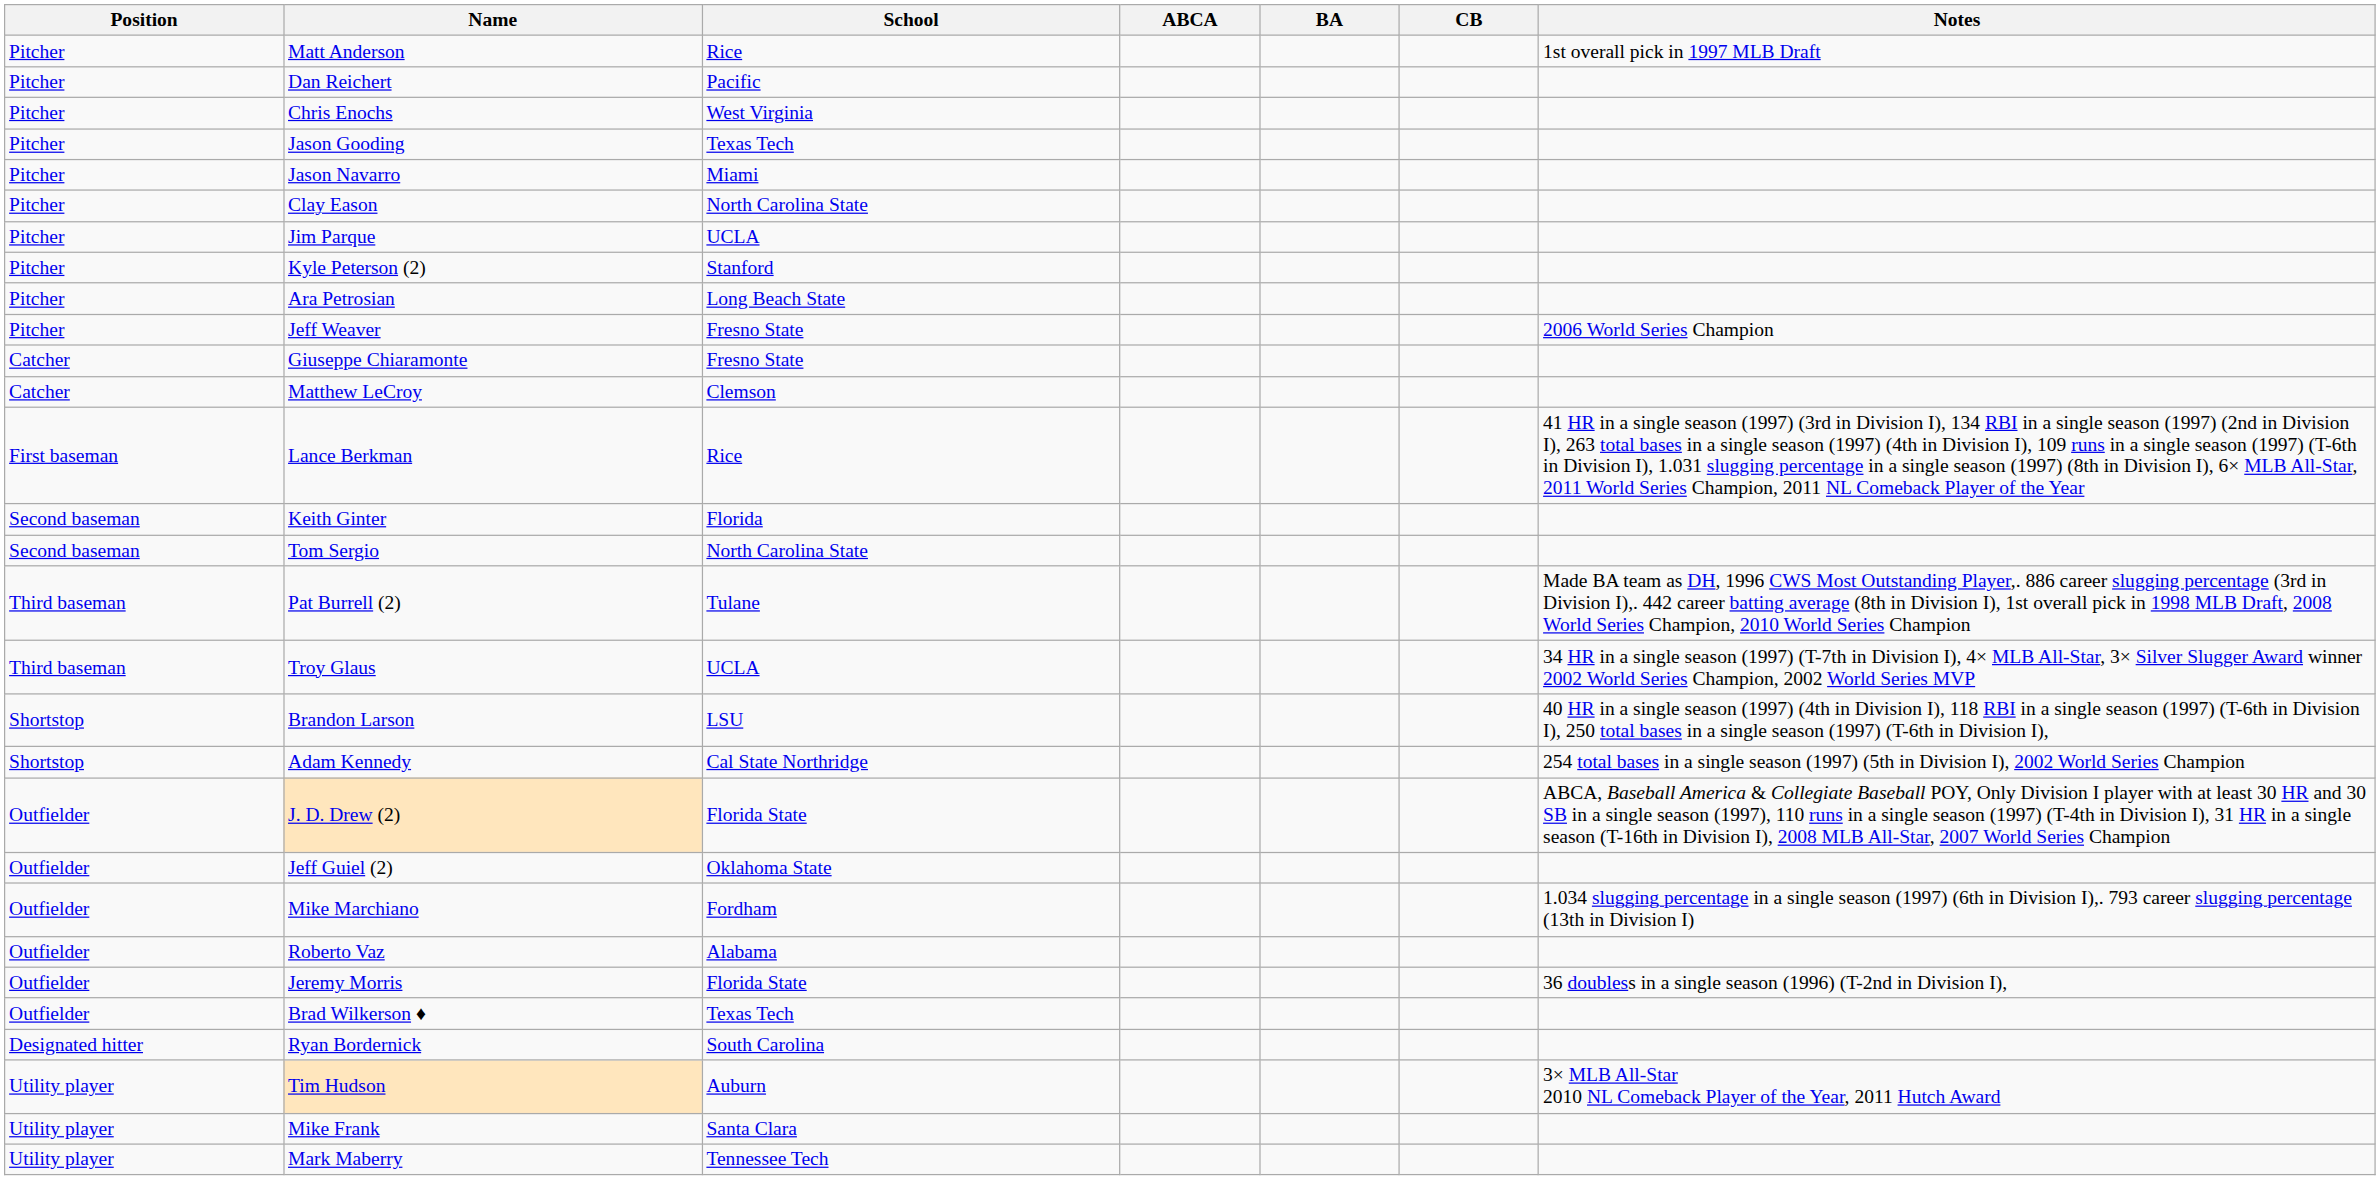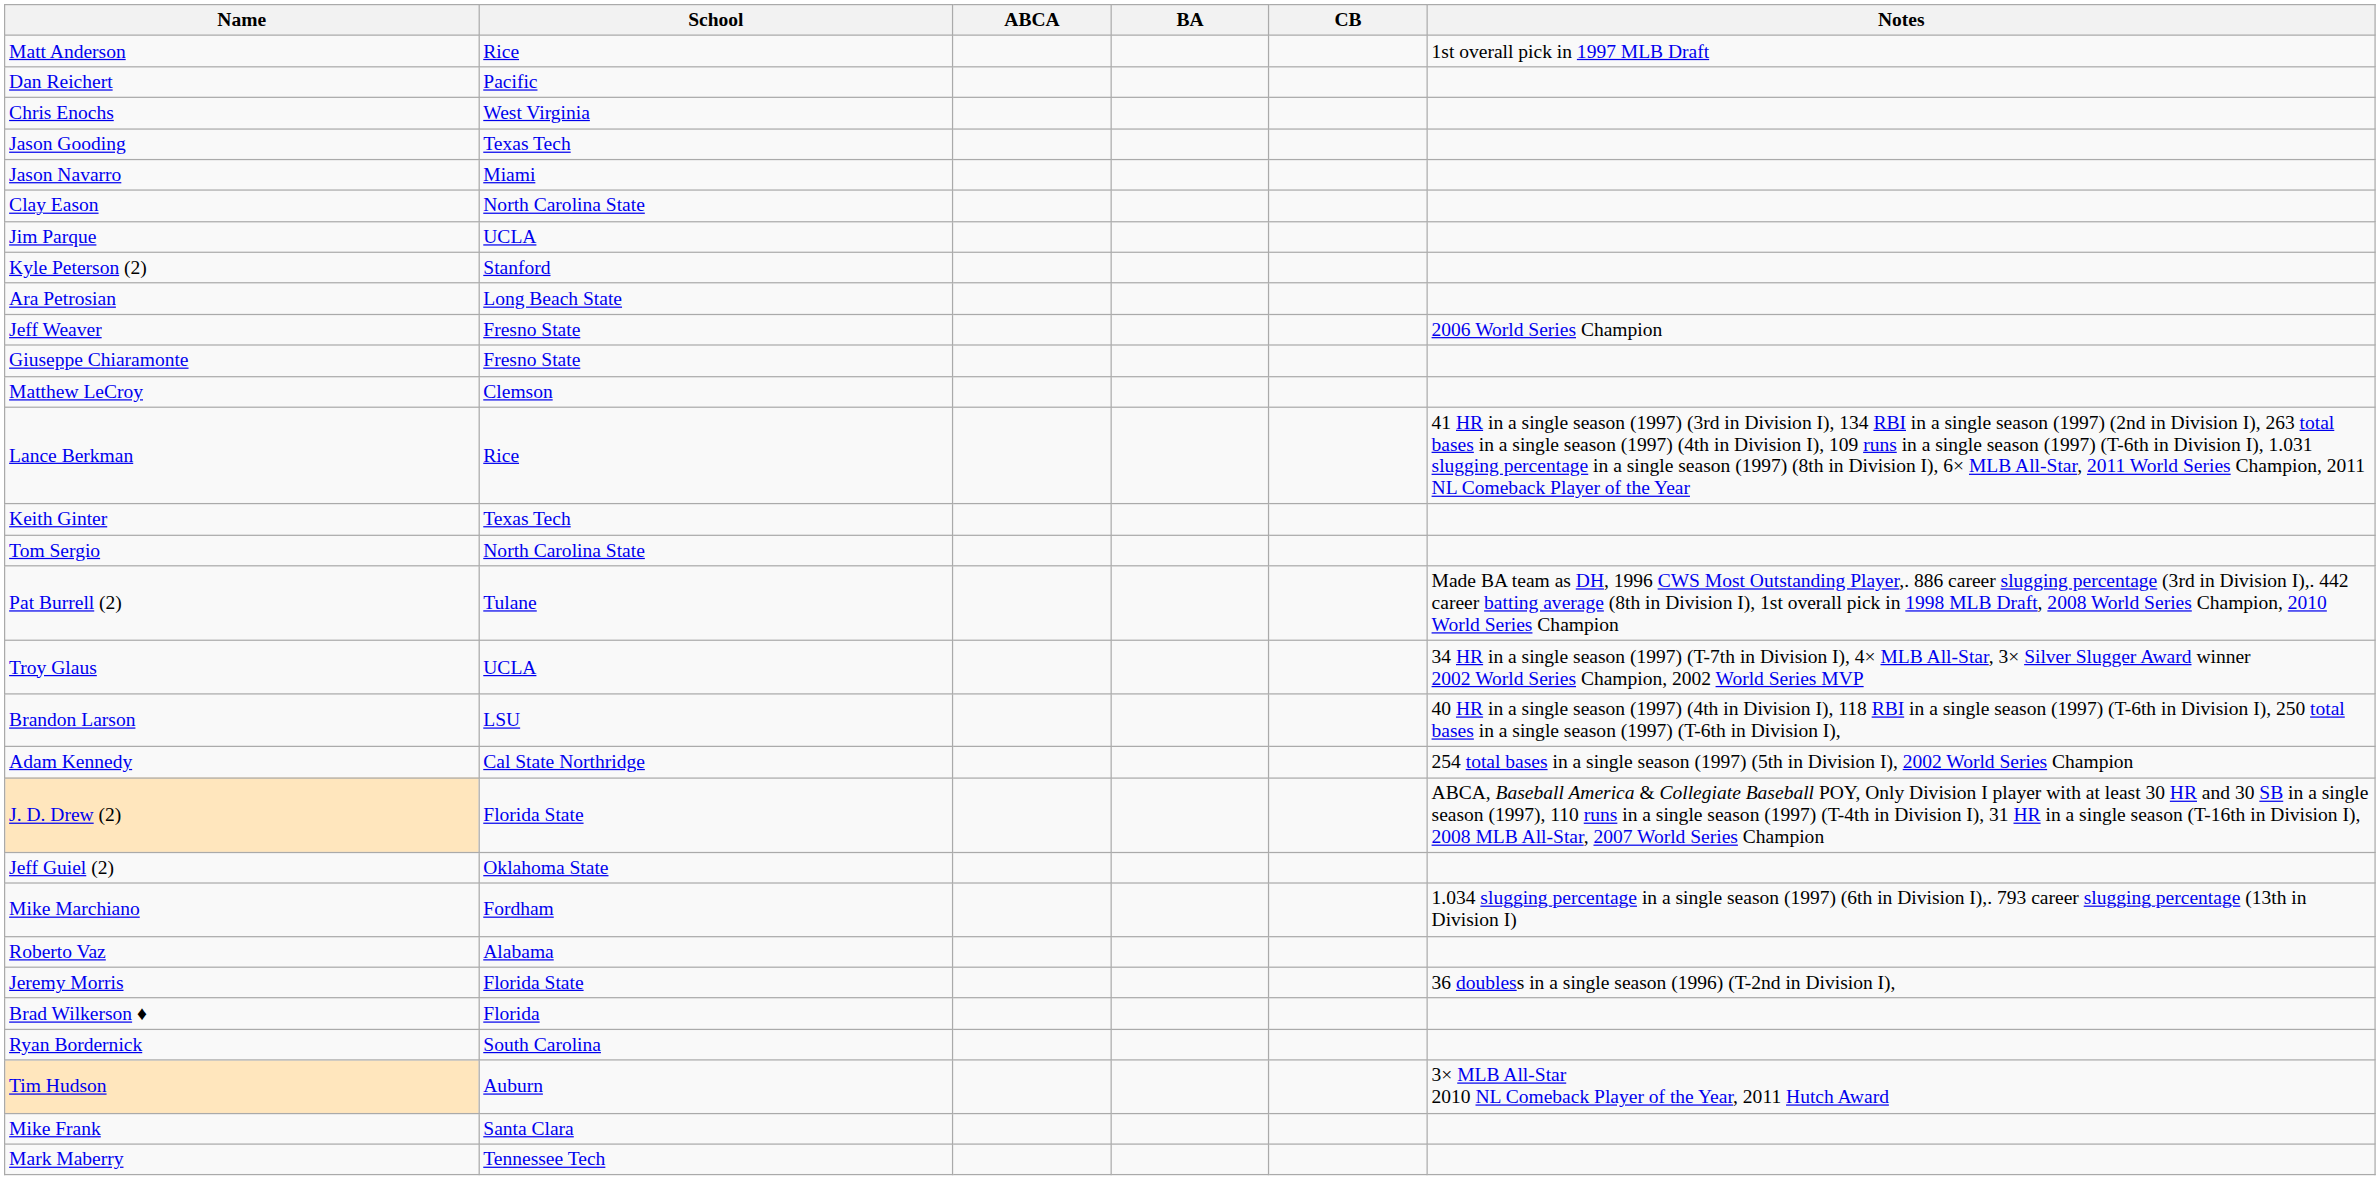- column: (144, 19)
(735, 519) Florida -> (527, 519) Texas Tech
(750, 1013) Texas Tech -> (511, 1013) Florida
